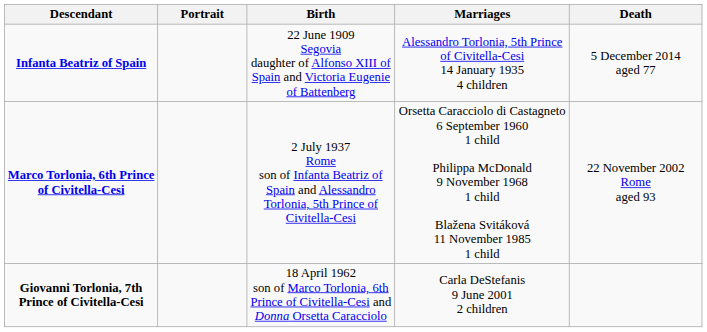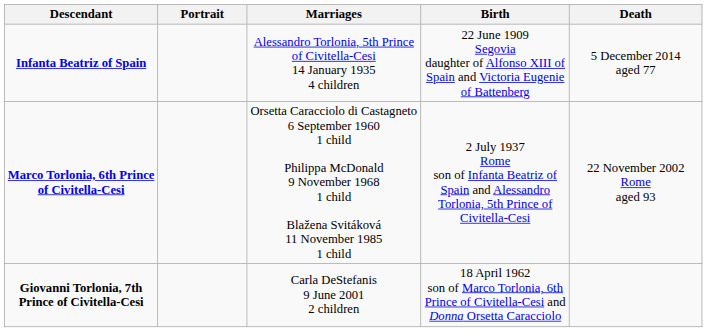columns swapped: (321, 14) <-> (482, 14)
